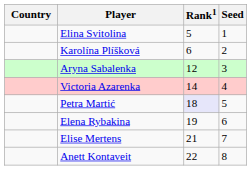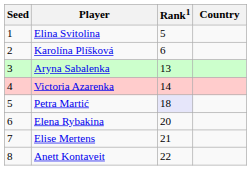columns swapped: (31, 14) <-> (233, 14)
(192, 68) 12 -> (165, 68) 13
(192, 121) 19 -> (165, 121) 20
